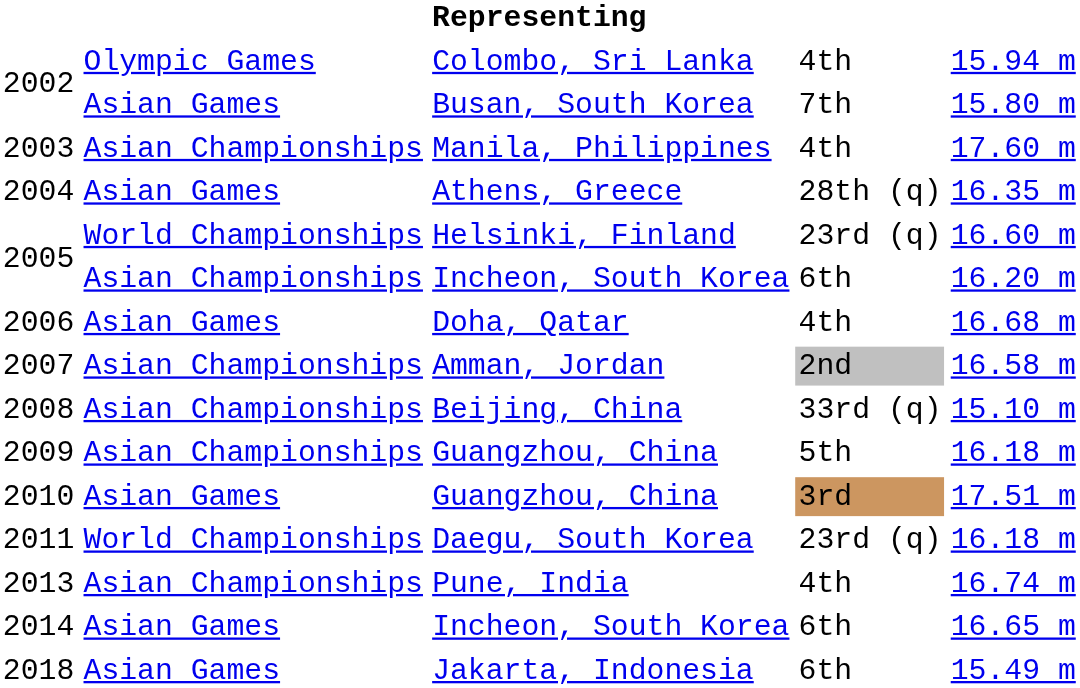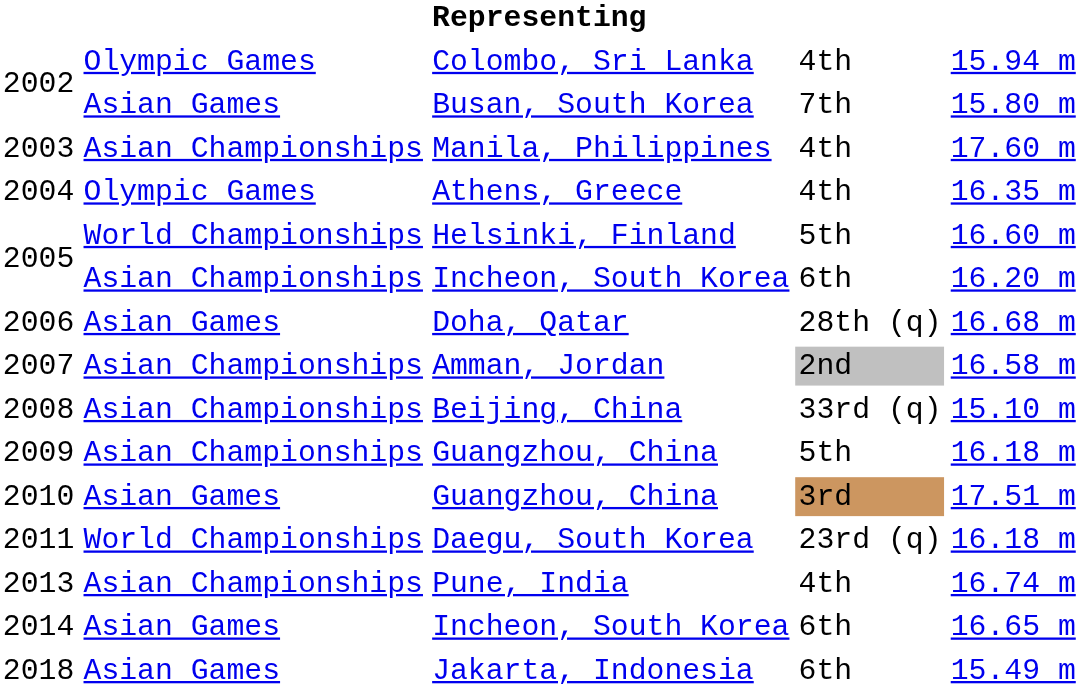(182, 192) Asian Games -> (200, 192) Olympic Games
(870, 192) 28th (q) -> (825, 192) 4th
(870, 236) 23rd (q) -> (825, 236) 5th
(825, 323) 4th -> (870, 323) 28th (q)
